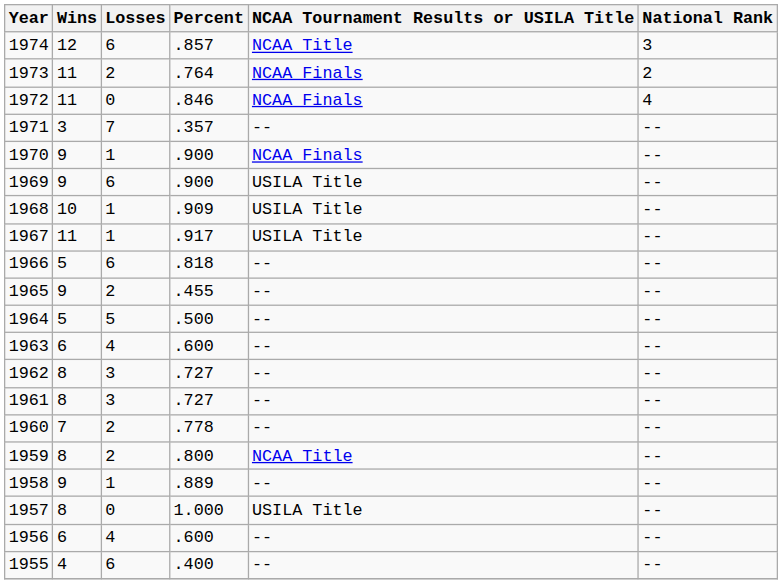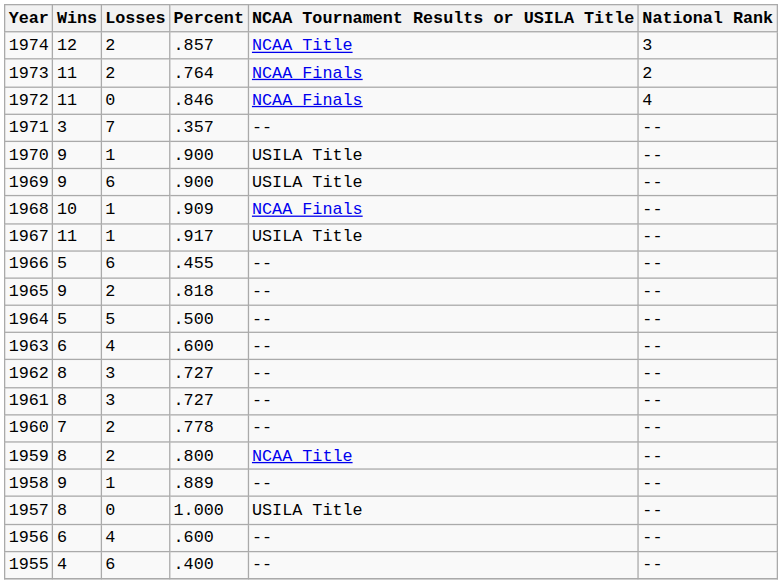(110, 46) 6 -> (110, 46) 2
(307, 155) NCAA Finals -> (307, 155) USILA Title
(307, 210) USILA Title -> (307, 210) NCAA Finals
(194, 264) .818 -> (194, 264) .455
(194, 292) .455 -> (194, 292) .818
